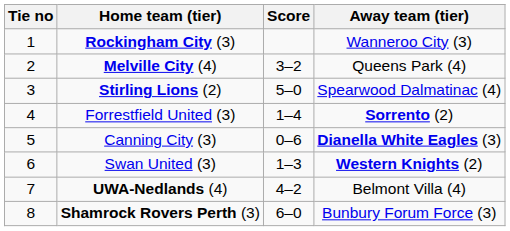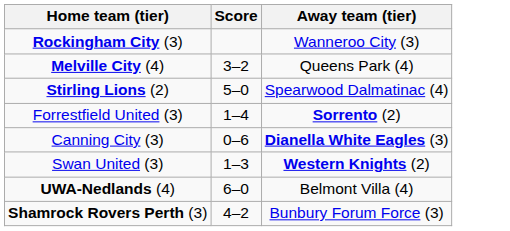- column: (31, 16)
(289, 189) 4–2 -> (236, 189) 6–0
(289, 213) 6–0 -> (236, 213) 4–2
